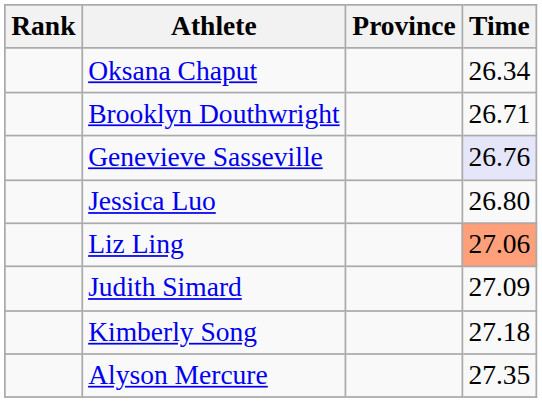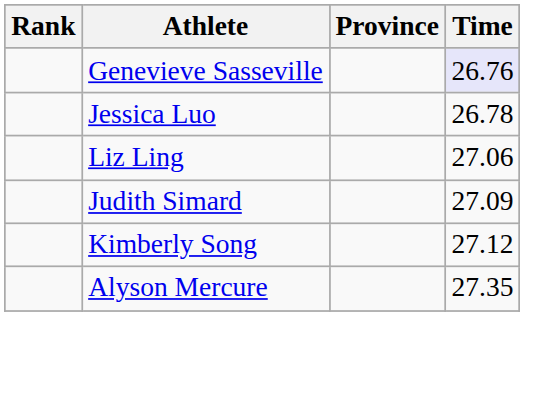- row: (173, 69)
- row: (214, 113)
(499, 200) 26.80 -> (483, 113) 26.78
(499, 244) lightsalmon background -> (483, 157) no background
(499, 331) 27.18 -> (483, 244) 27.12
